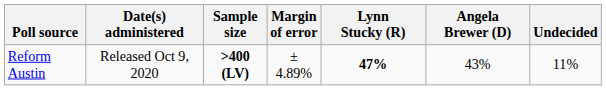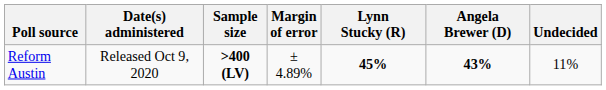(373, 64) 47% -> (373, 64) 45%
(478, 64) normal -> (478, 64) bold
